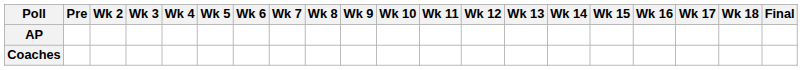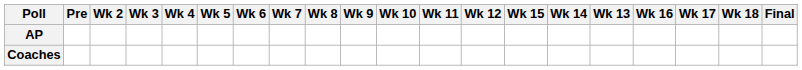columns swapped: (526, 14) <-> (612, 14)
